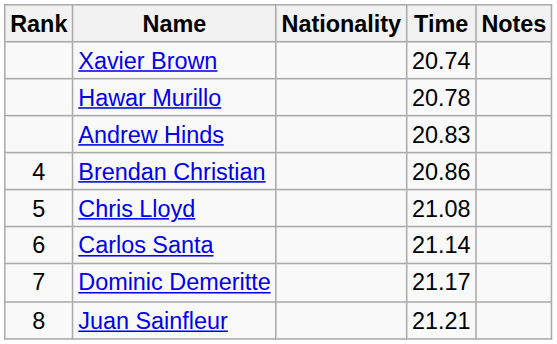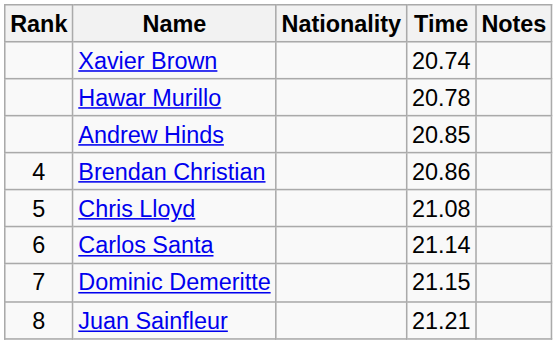(441, 135) 20.83 -> (441, 135) 20.85
(441, 283) 21.17 -> (441, 283) 21.15
